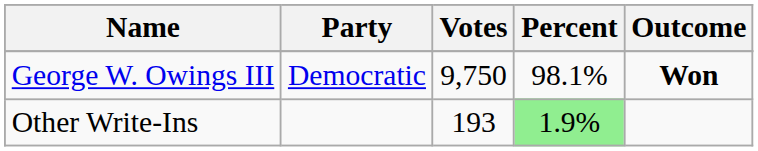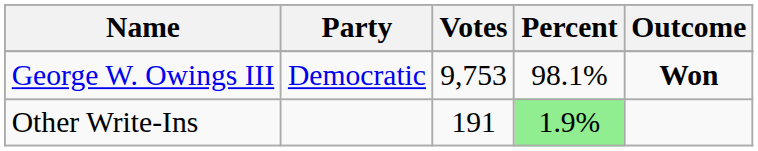(474, 74) 9,750 -> (474, 74) 9,753
(474, 121) 193 -> (474, 121) 191
